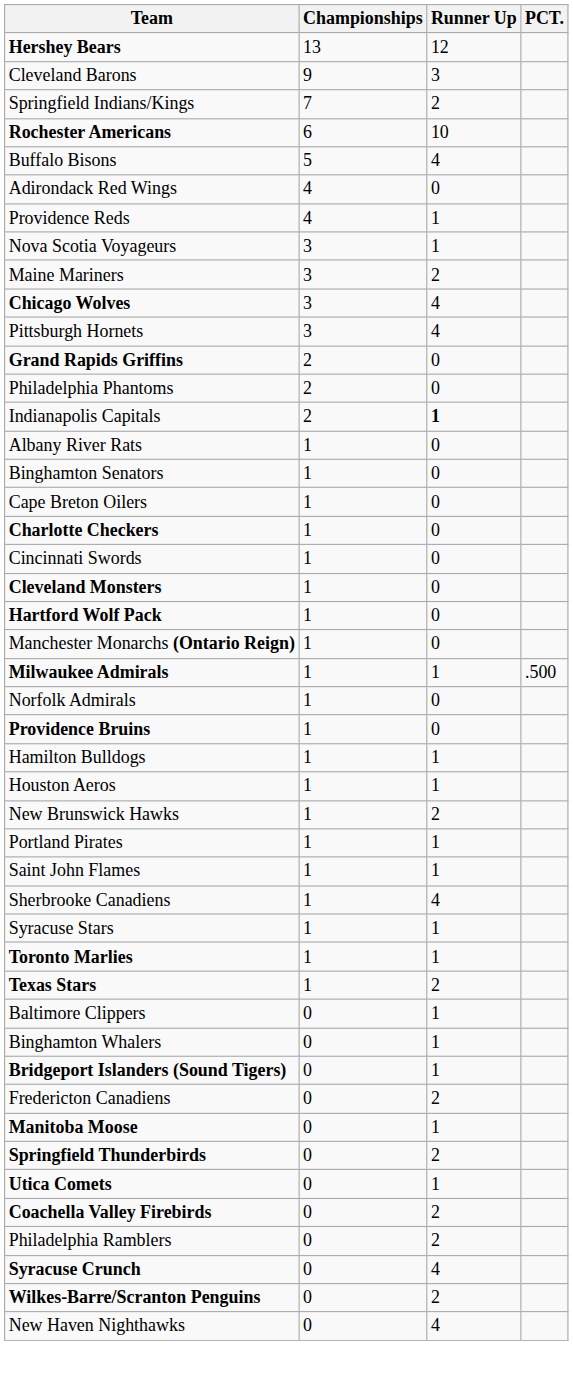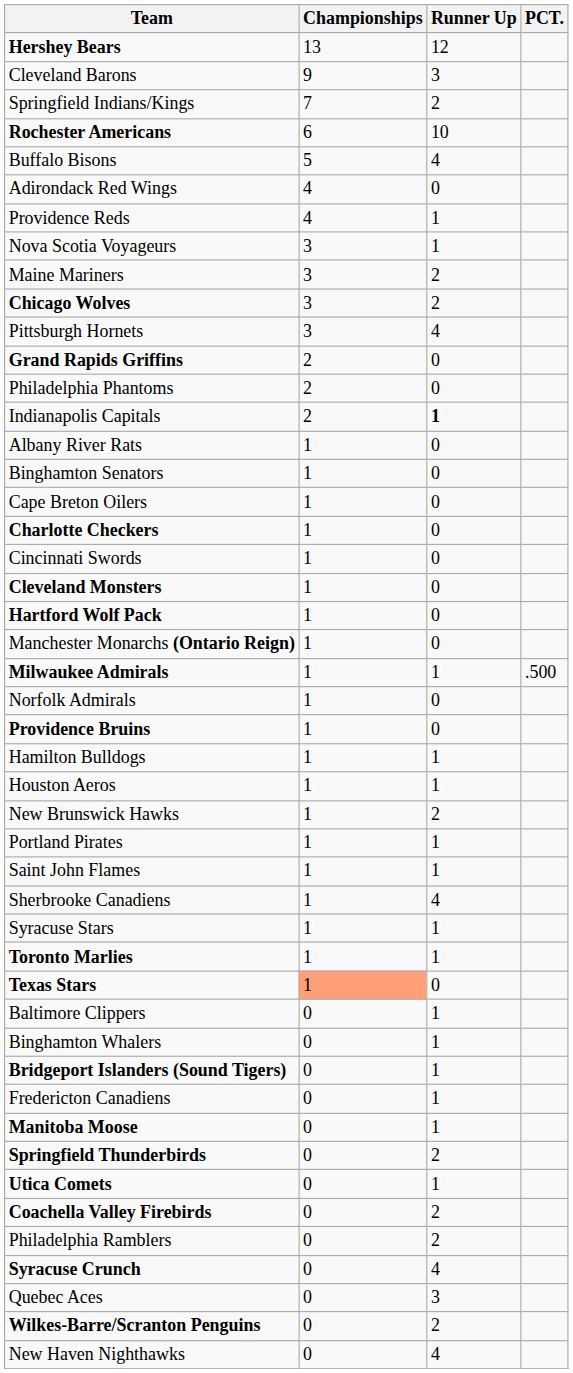(435, 302) 4 -> (435, 302) 2
(308, 984) no background -> (308, 984) lightsalmon background
(435, 984) 2 -> (435, 984) 0
(435, 1098) 2 -> (435, 1098) 1
+ row: (56, 1297)
